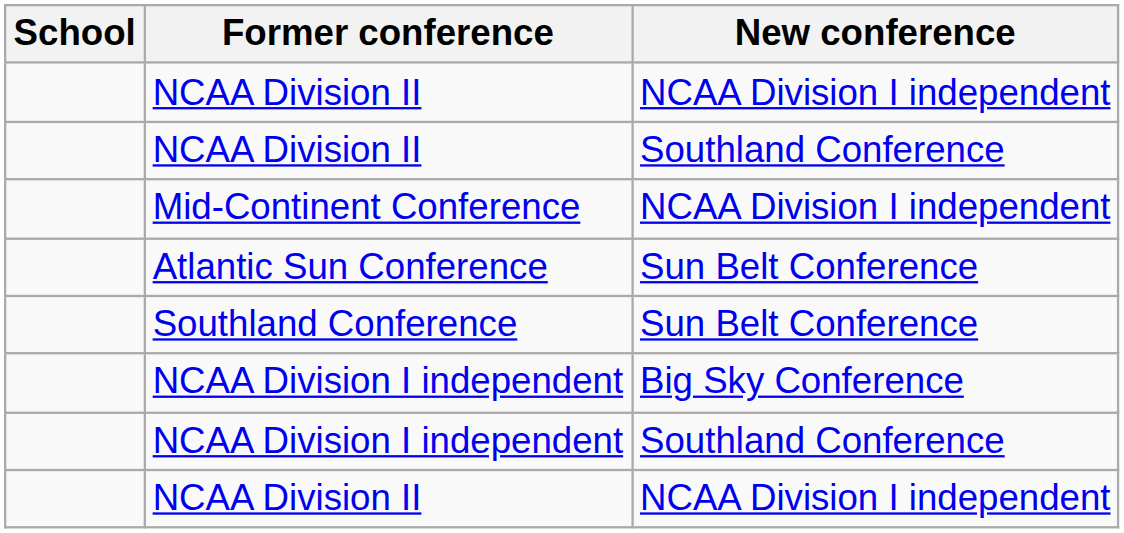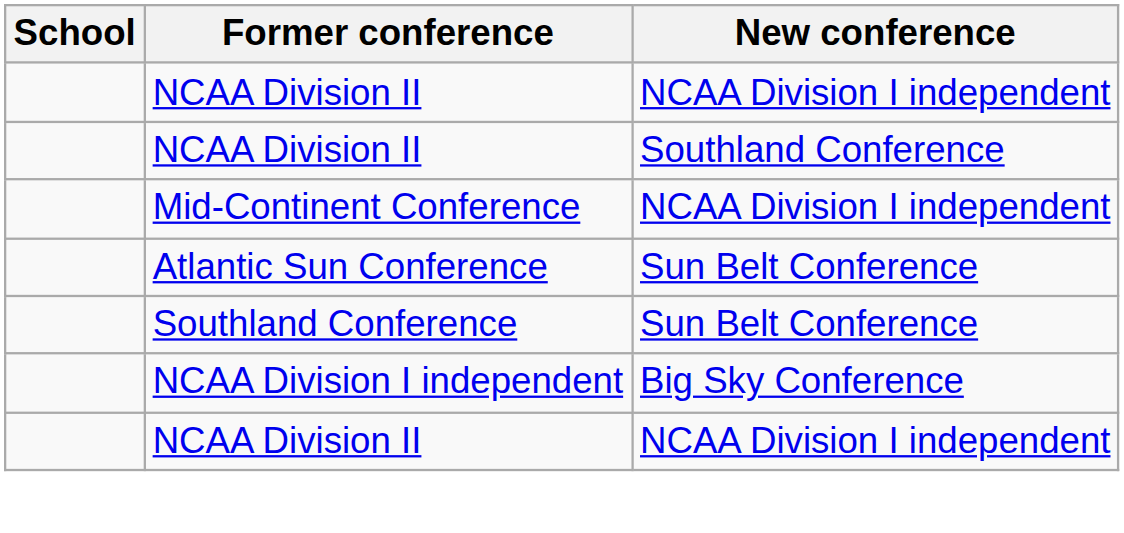- row: (388, 440)
